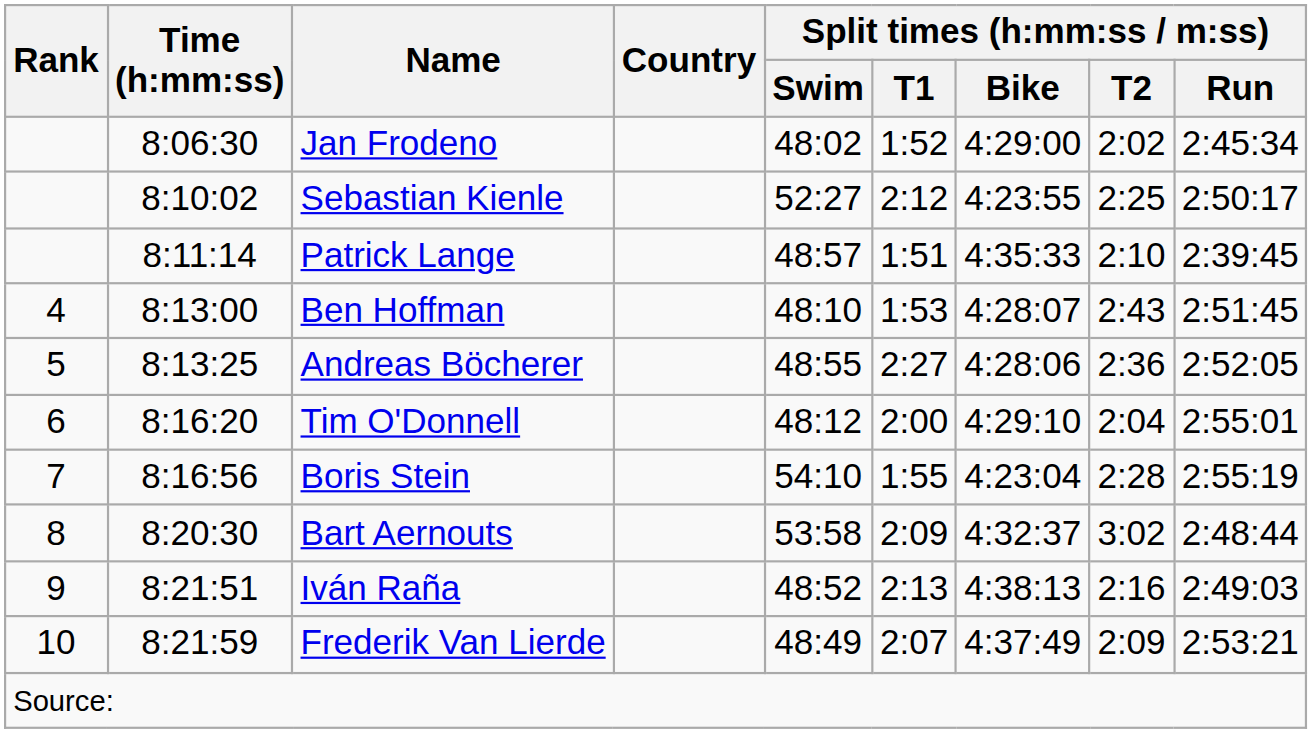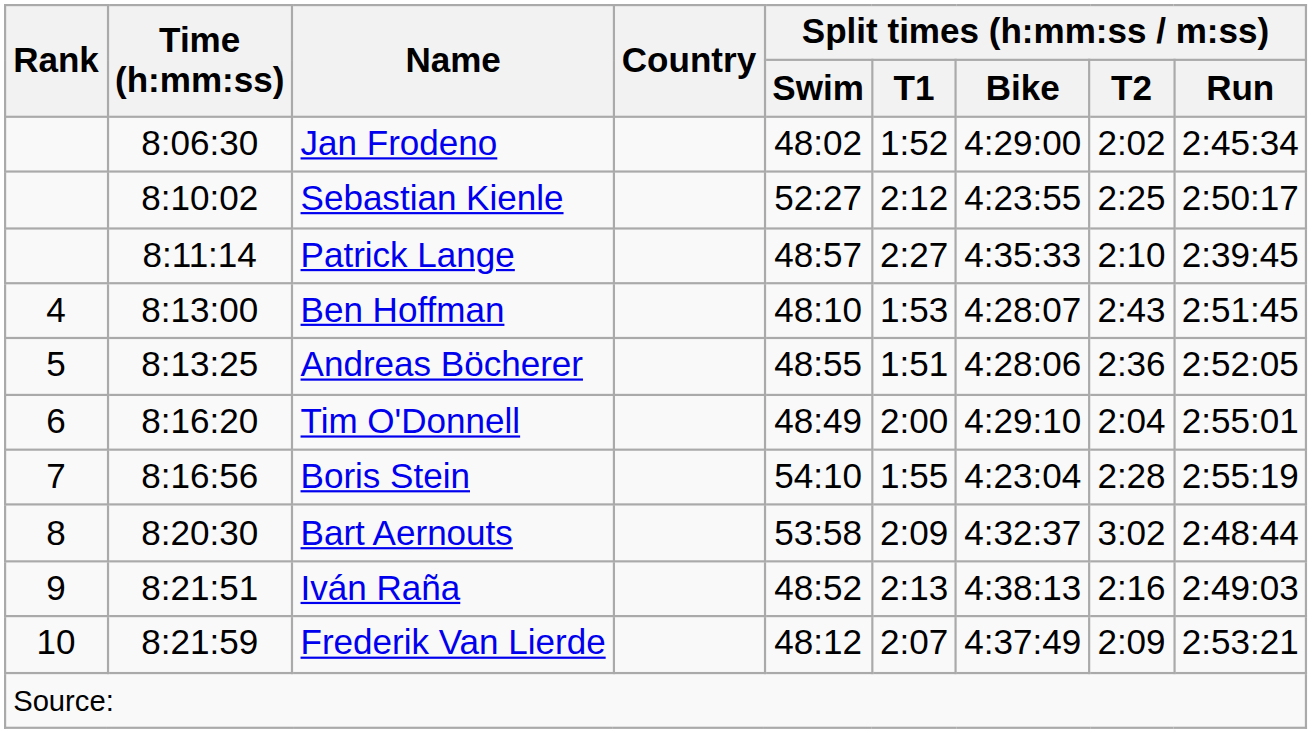(914, 254) 1:51 -> (914, 254) 2:27
(914, 365) 2:27 -> (914, 365) 1:51
(818, 421) 48:12 -> (818, 421) 48:49
(818, 643) 48:49 -> (818, 643) 48:12
